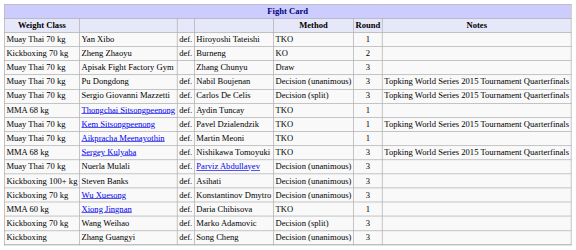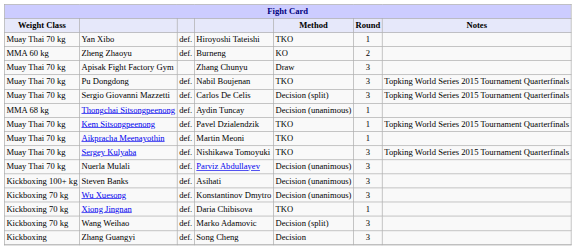(37, 53) Kickboxing 70 kg -> (28, 53) MMA 60 kg
(313, 82) Decision (unanimous) -> (284, 82) TKO
(284, 110) TKO -> (313, 110) Decision (unanimous)
(28, 152) MMA 68 kg -> (36, 152) Muay Thai 70 kg
(28, 209) MMA 60 kg -> (37, 209) Kickboxing 70 kg
(313, 237) Decision (unanimous) -> (291, 237) Decision
